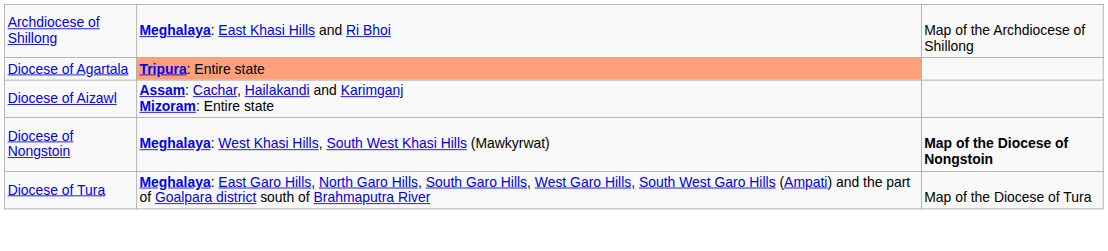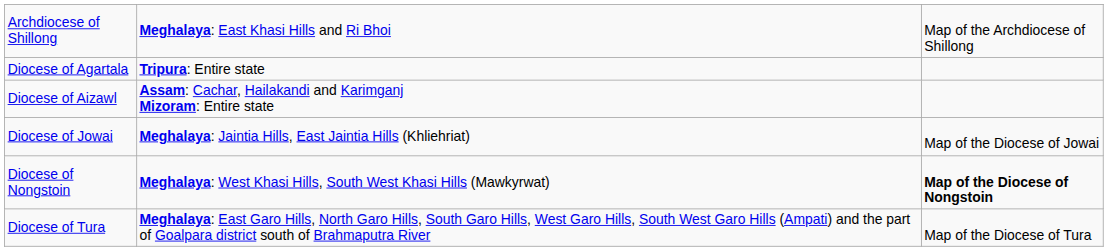(202, 68) lightsalmon background -> (202, 68) no background
+ row: (60, 136)
